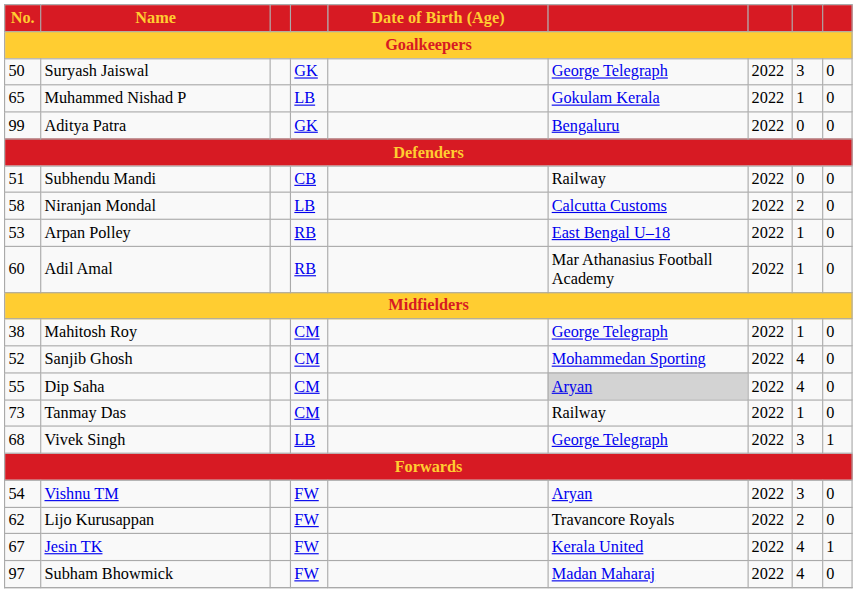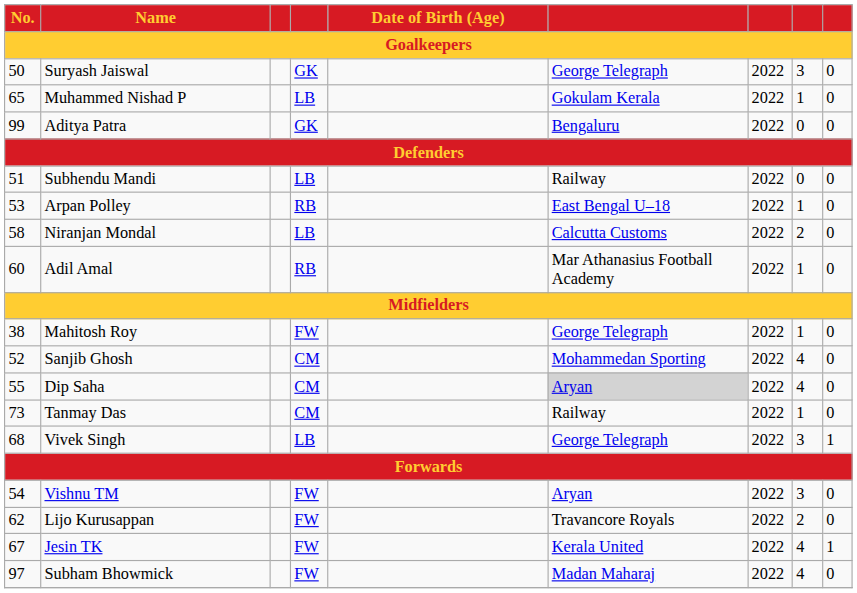(305, 179) CB -> (305, 179) LB
rows swapped: (88, 233) <-> (100, 206)
(307, 332) CM -> (307, 332) FW
